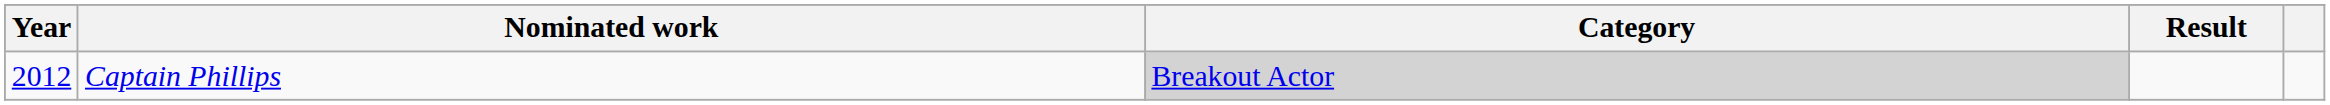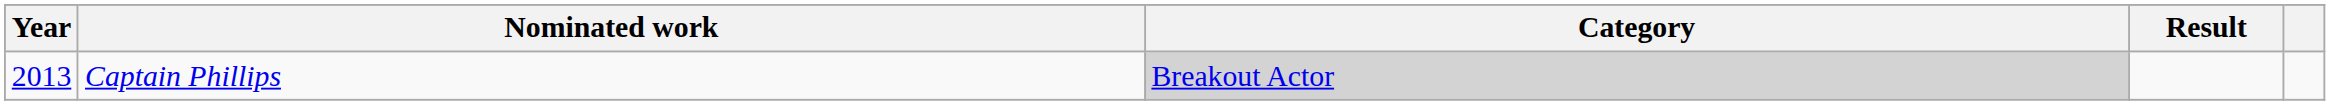(42, 75) 2012 -> (42, 75) 2013
